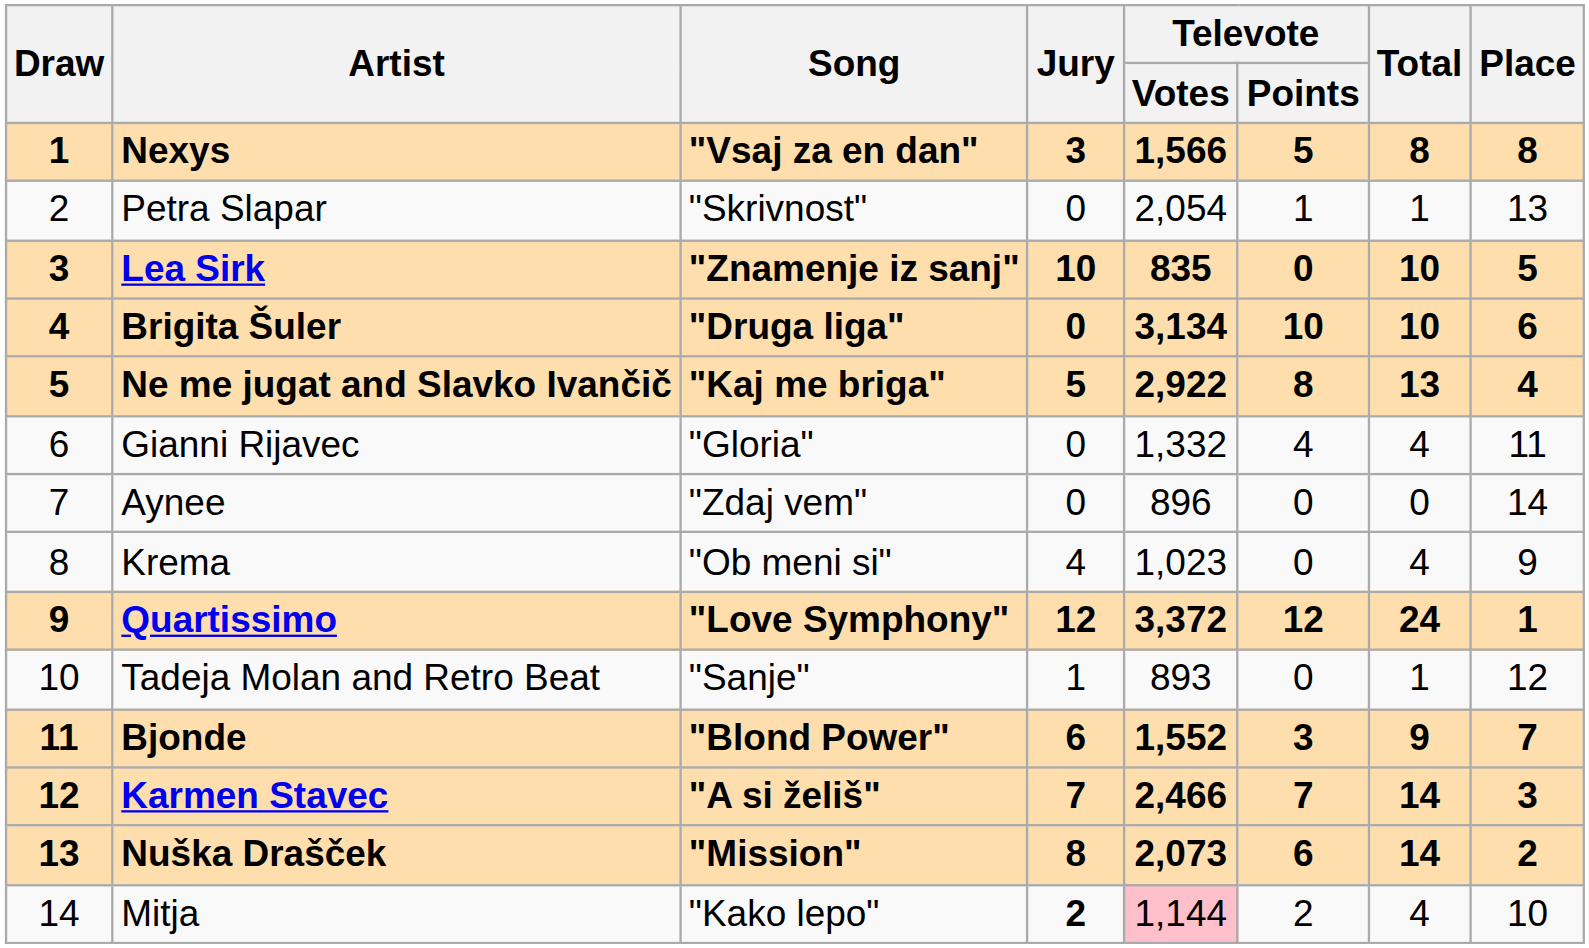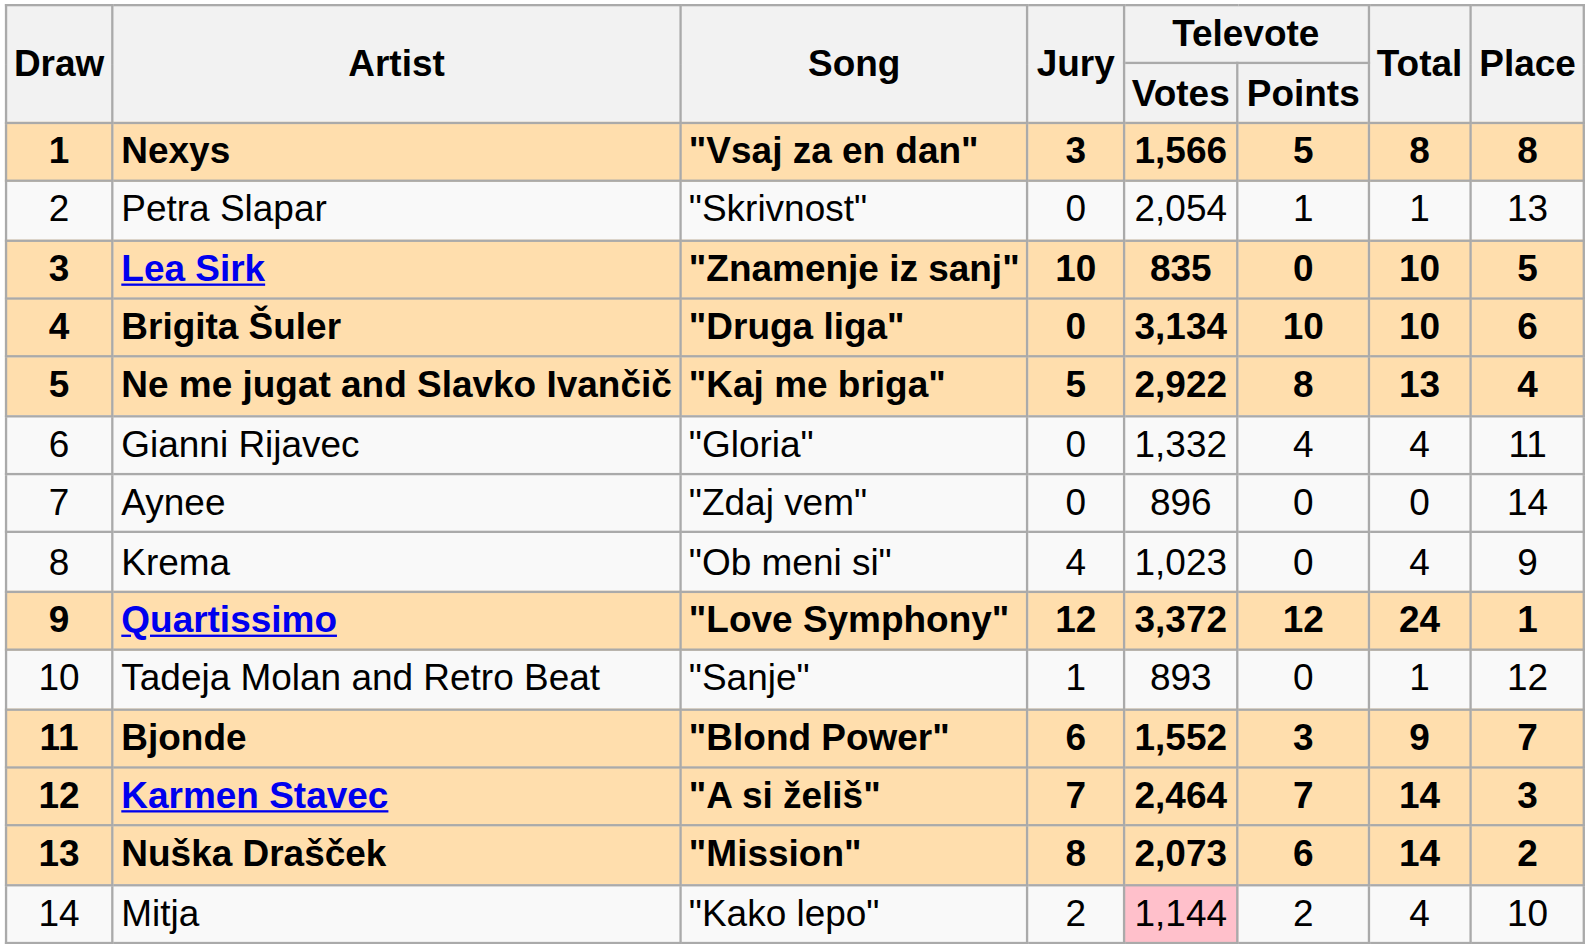(1181, 795) 2,466 -> (1181, 795) 2,464
(1076, 913) bold -> (1076, 913) normal
